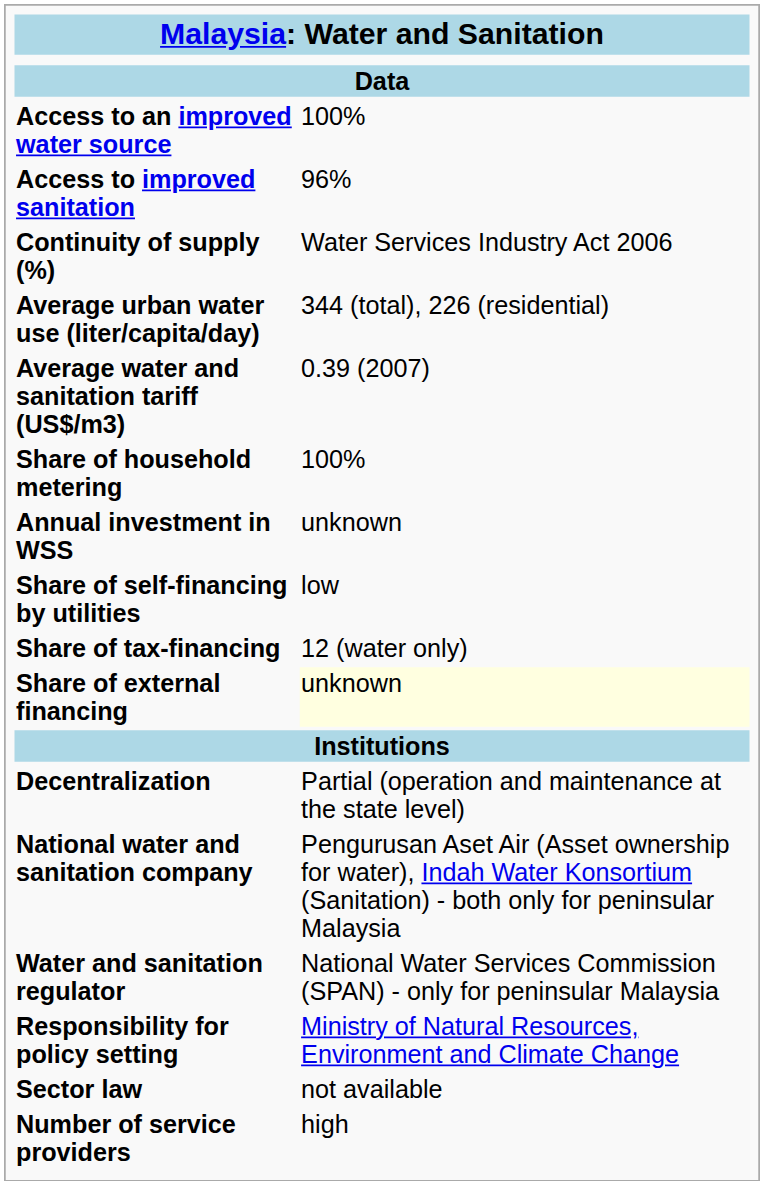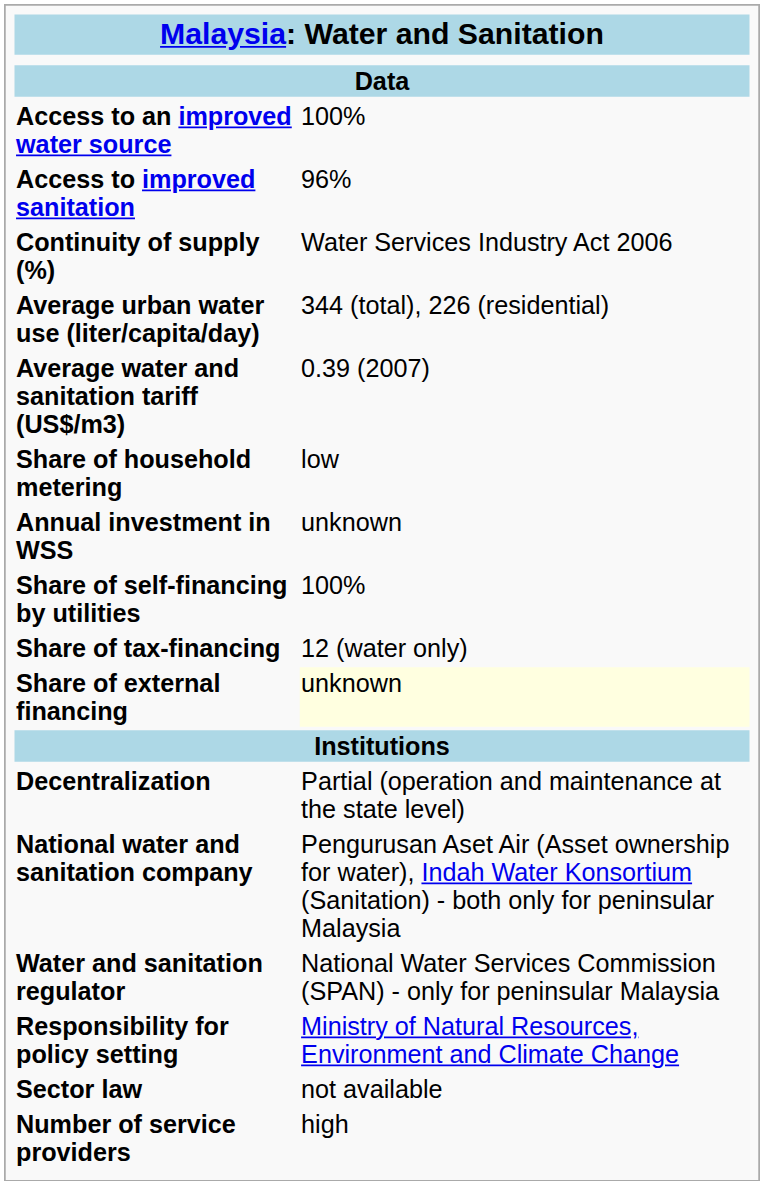(333, 459) 100% -> (320, 459) low
(320, 585) low -> (333, 585) 100%
